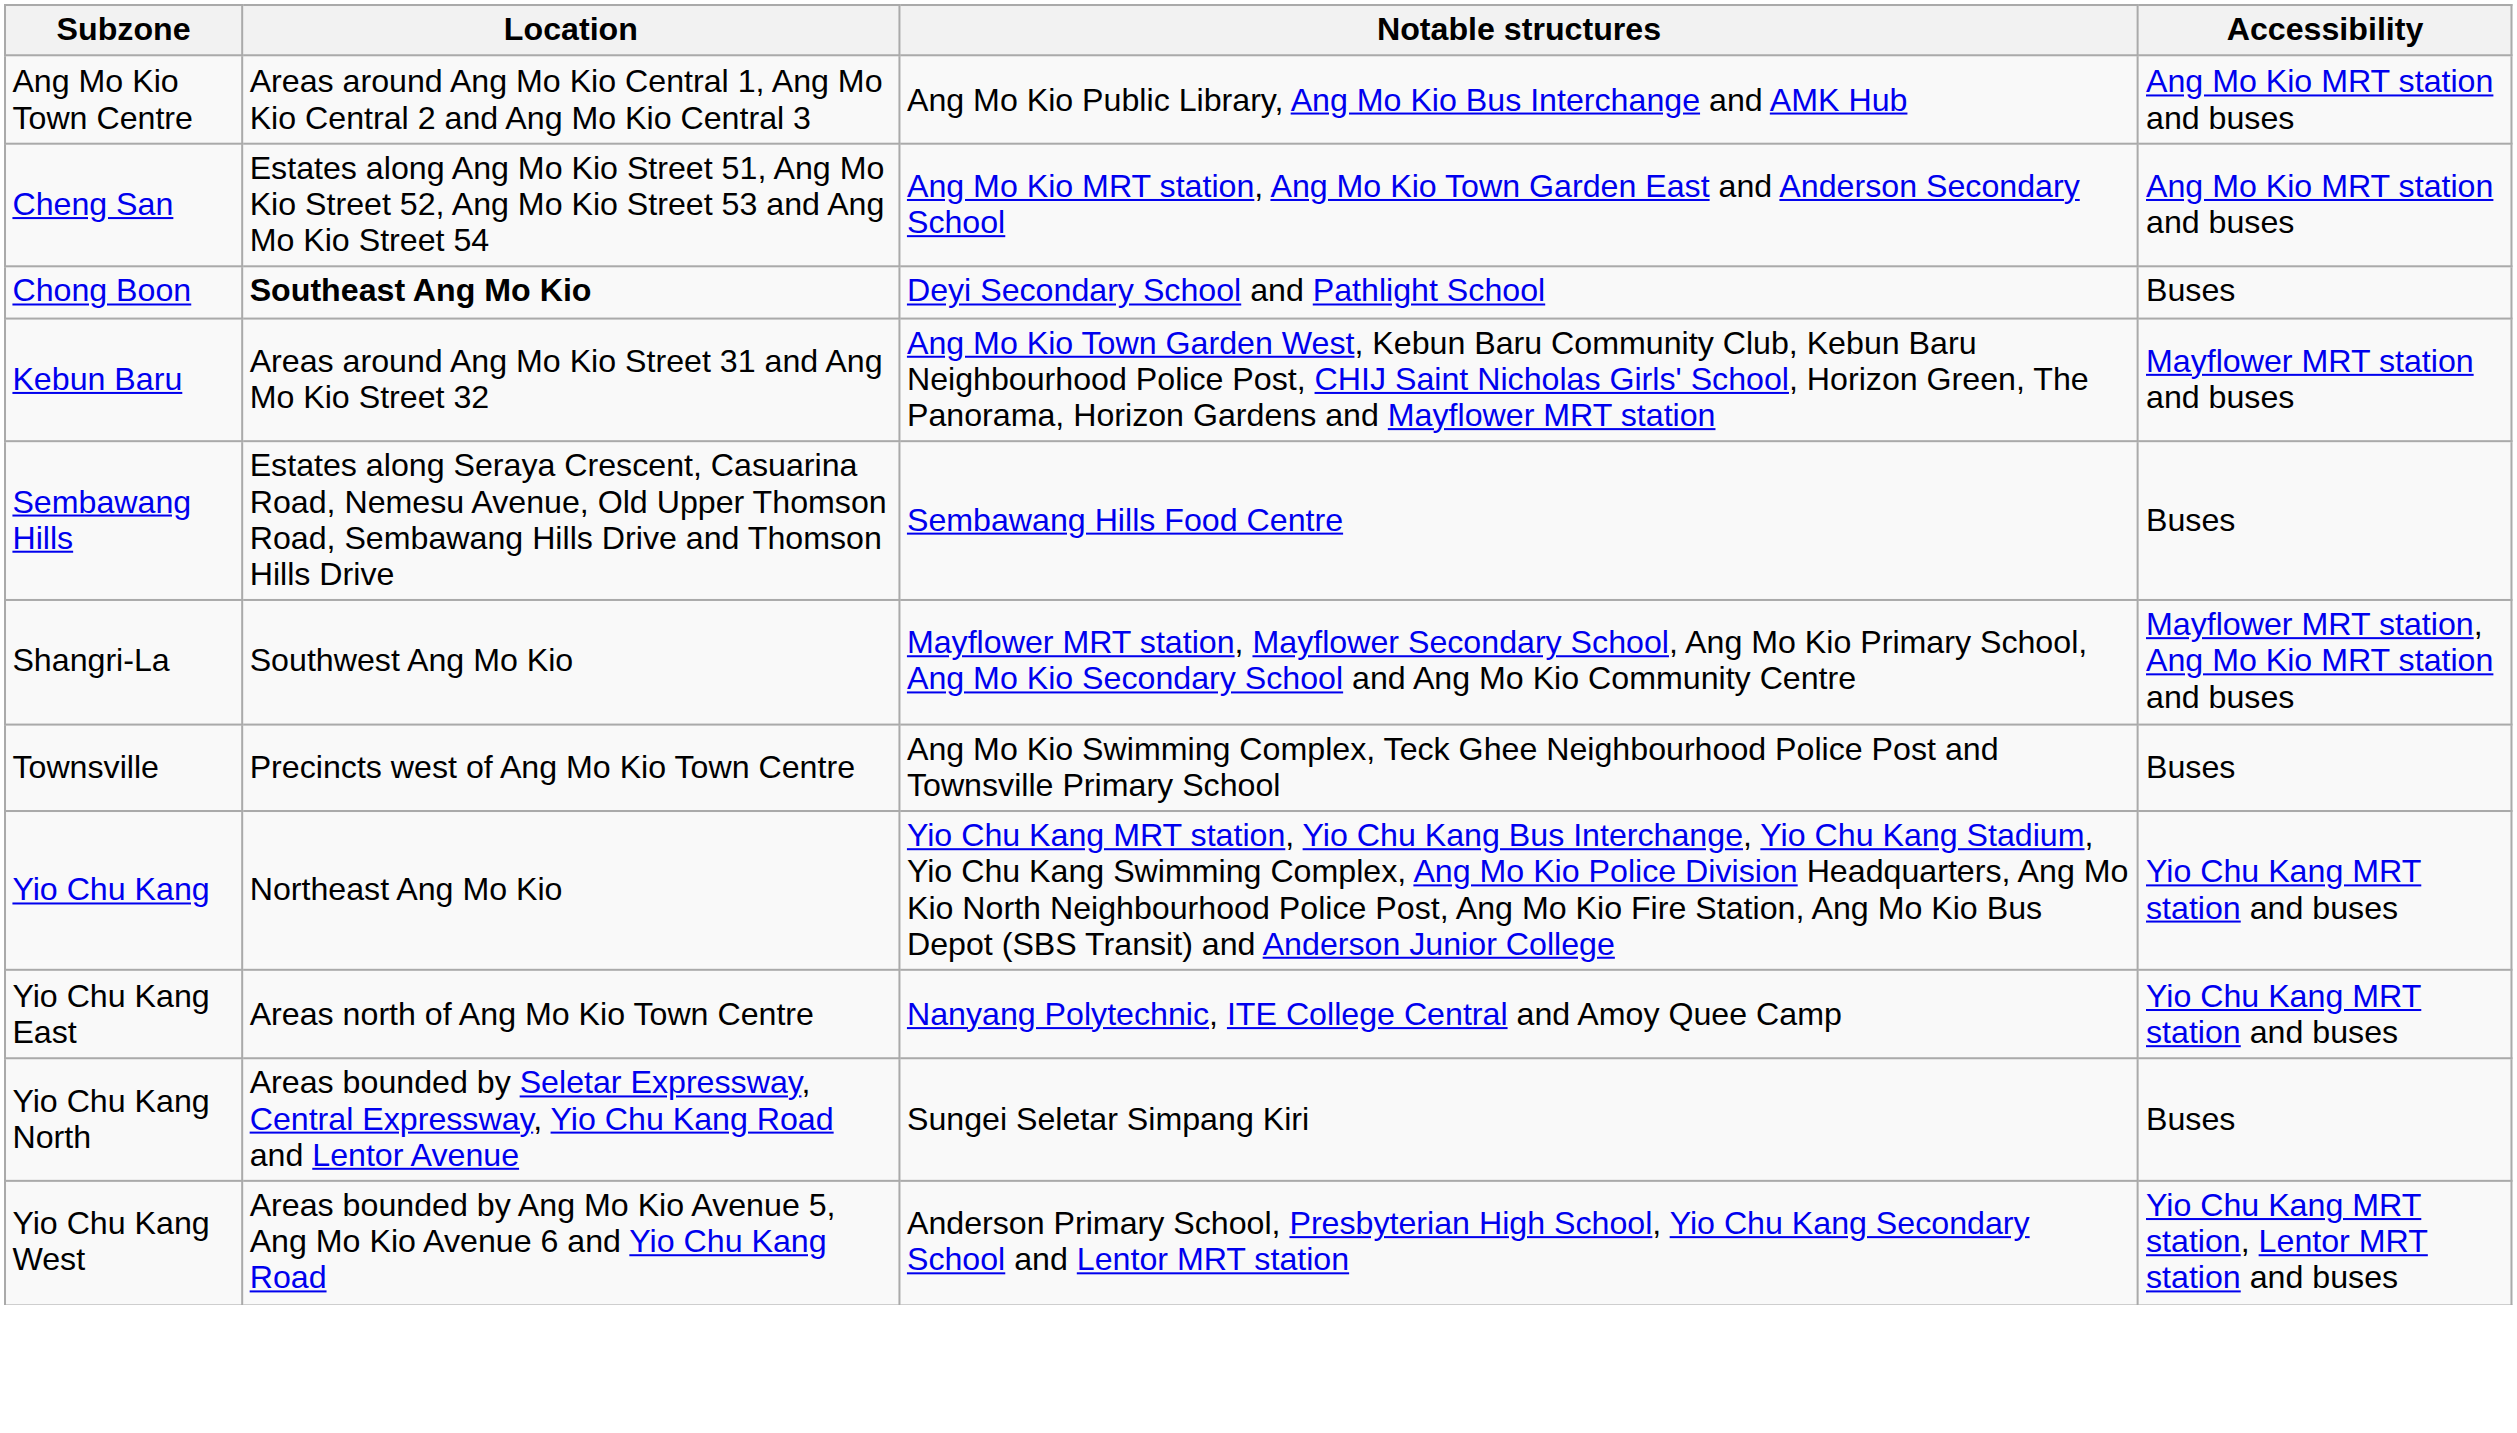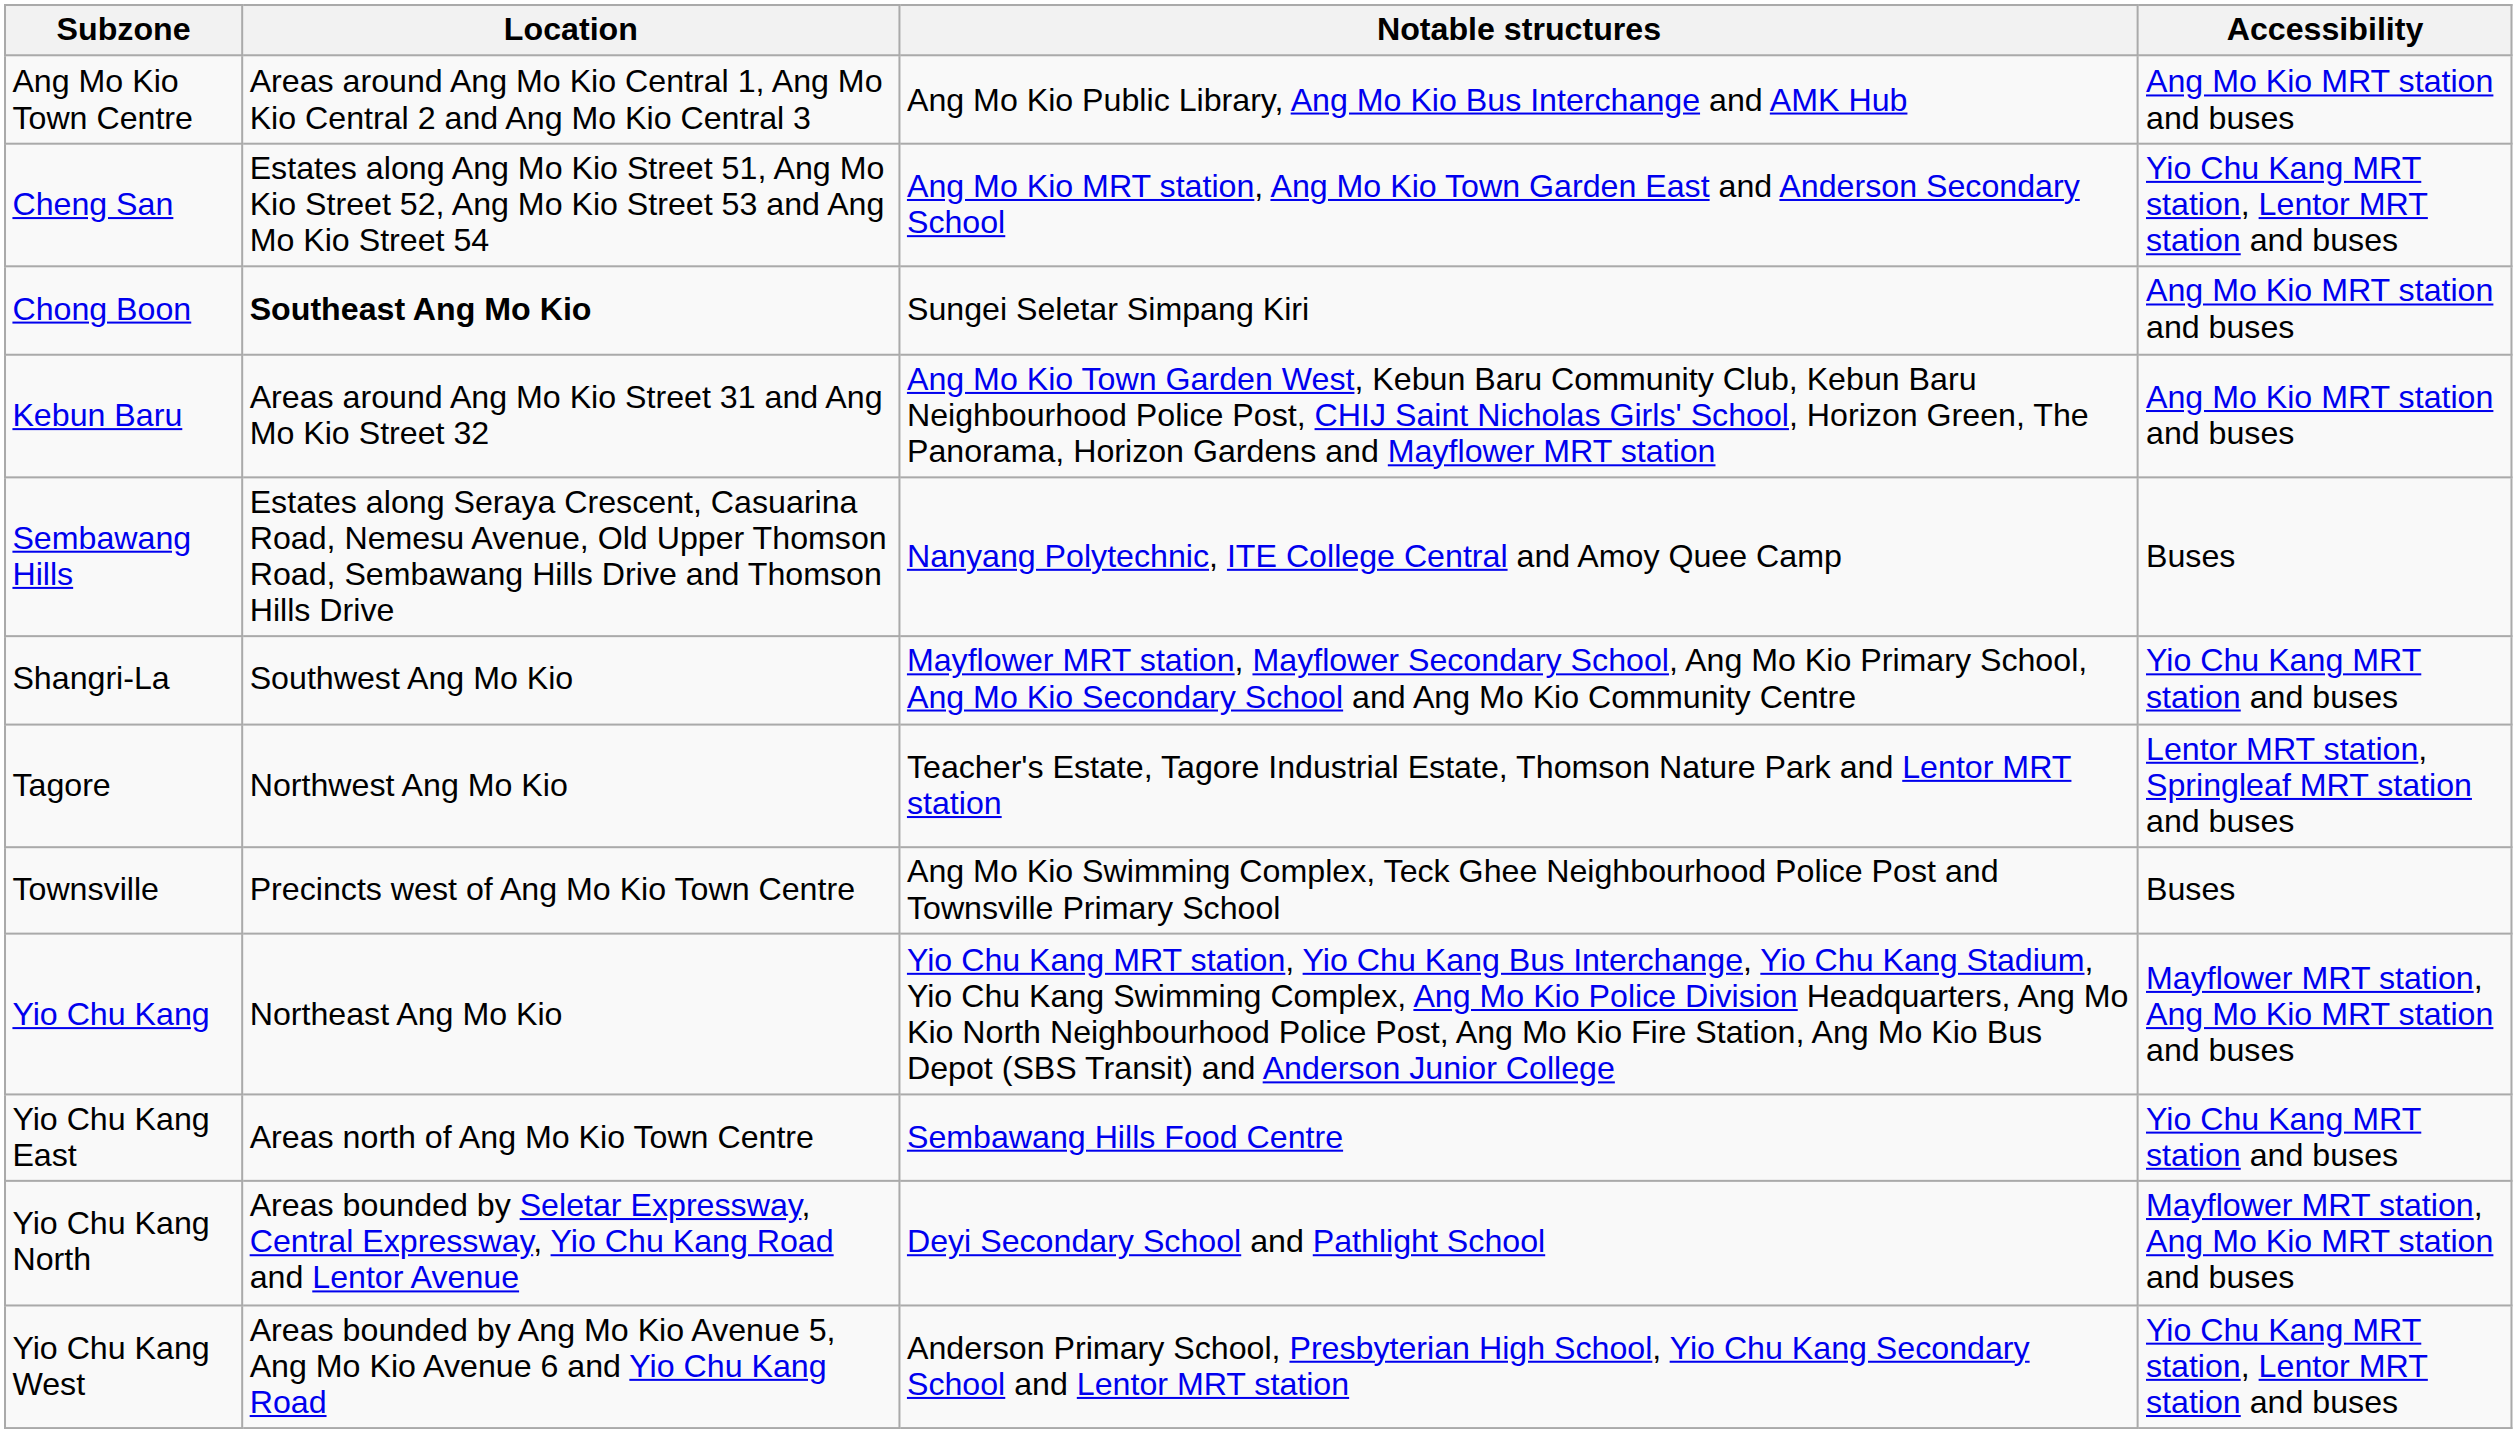(2320, 204) Ang Mo Kio MRT station and buses -> (2287, 204) Yio Chu Kang MRT station, Lentor MRT station and buses
(1226, 291) Deyi Secondary School and Pathlight School -> (1108, 309) Sungei Seletar Simpang Kiri
(2191, 291) Buses -> (2320, 309) Ang Mo Kio MRT station and buses
(2310, 378) Mayflower MRT station and buses -> (2320, 414) Ang Mo Kio MRT station and buses
(1125, 520) Sembawang Hills Food Centre -> (1374, 556) Nanyang Polytechnic, ITE College Central and Amoy Quee Camp
(2320, 661) Mayflower MRT station, Ang Mo Kio MRT station and buses -> (2284, 679) Yio Chu Kang MRT station and buses
+ row: (62, 785)
(2284, 890) Yio Chu Kang MRT station and buses -> (2320, 1013) Mayflower MRT station, Ang Mo Kio MRT station and buses
(1374, 1013) Nanyang Polytechnic, ITE College Central and Amoy Quee Camp -> (1125, 1137) Sembawang Hills Food Centre
(1108, 1118) Sungei Seletar Simpang Kiri -> (1226, 1242) Deyi Secondary School and Pathlight School
(2191, 1118) Buses -> (2320, 1242) Mayflower MRT station, Ang Mo Kio MRT station and buses
